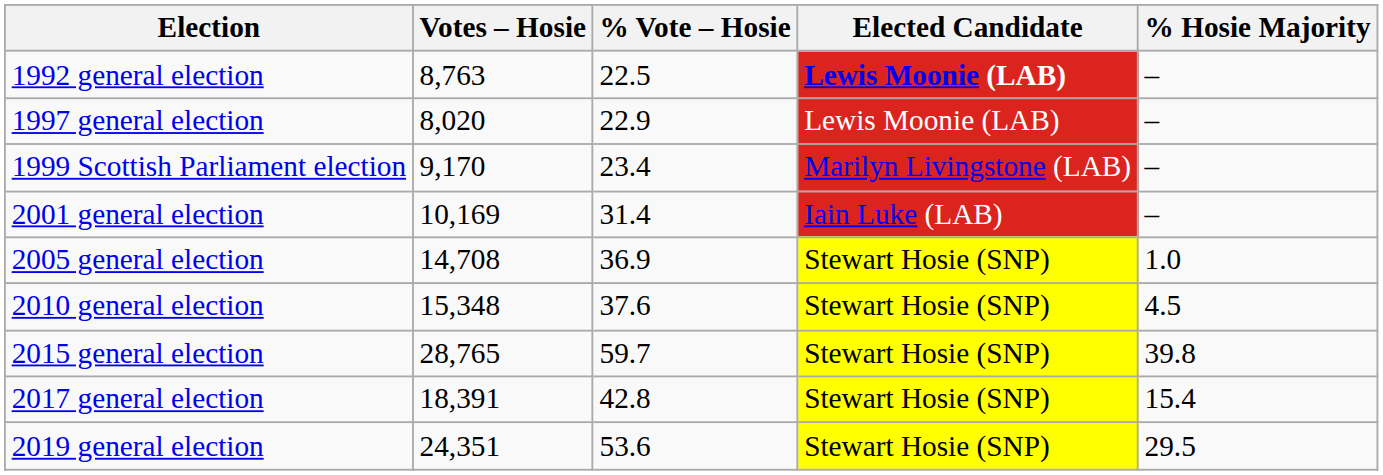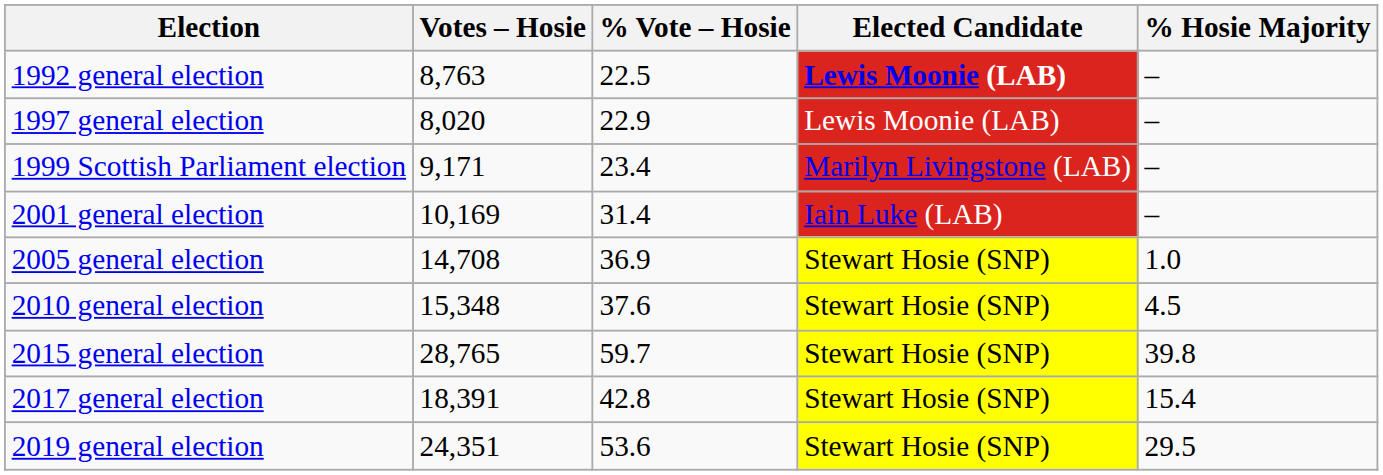(452, 167) 9,170 -> (452, 167) 9,171
